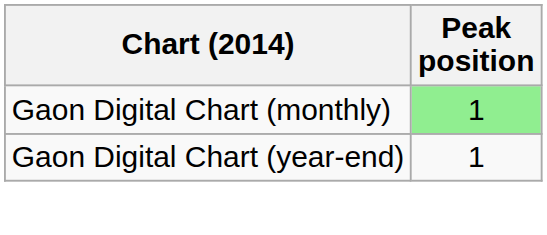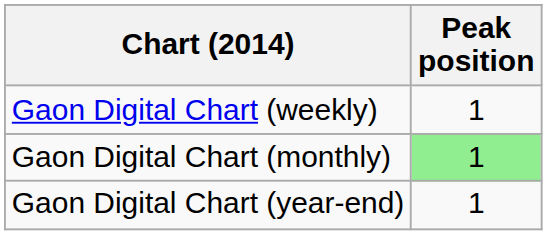+ row: (195, 109)
